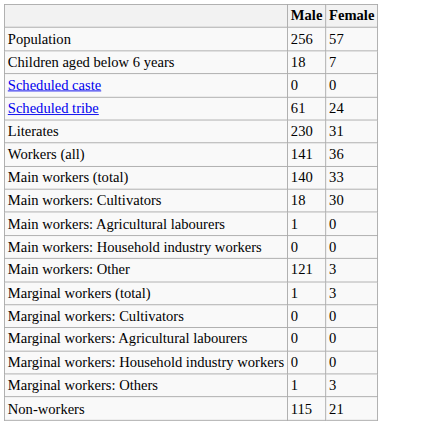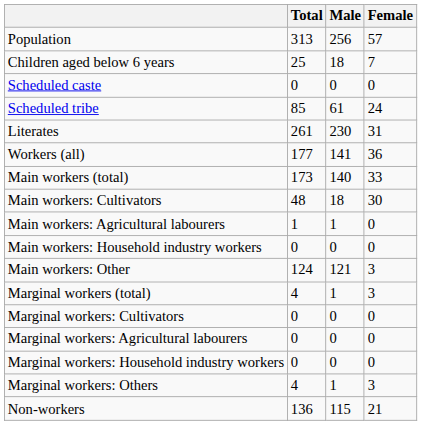+ column: (307, 16)
